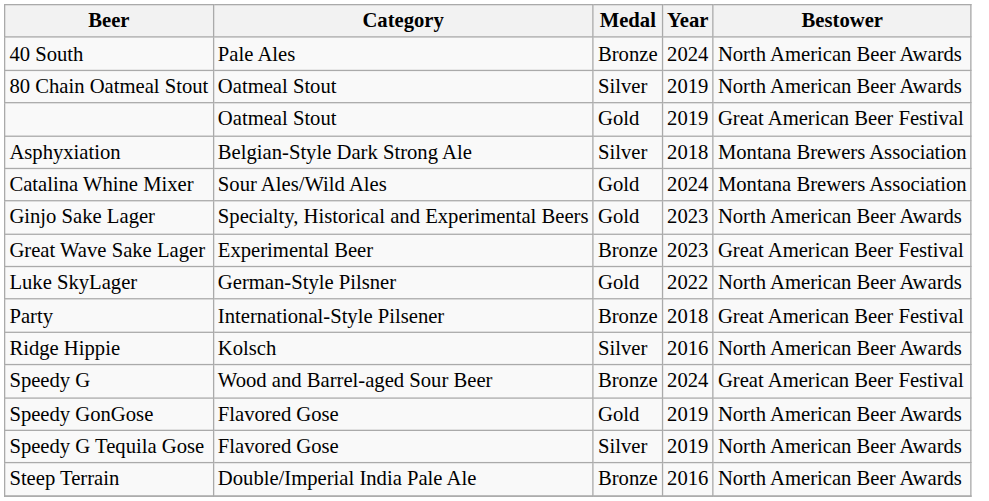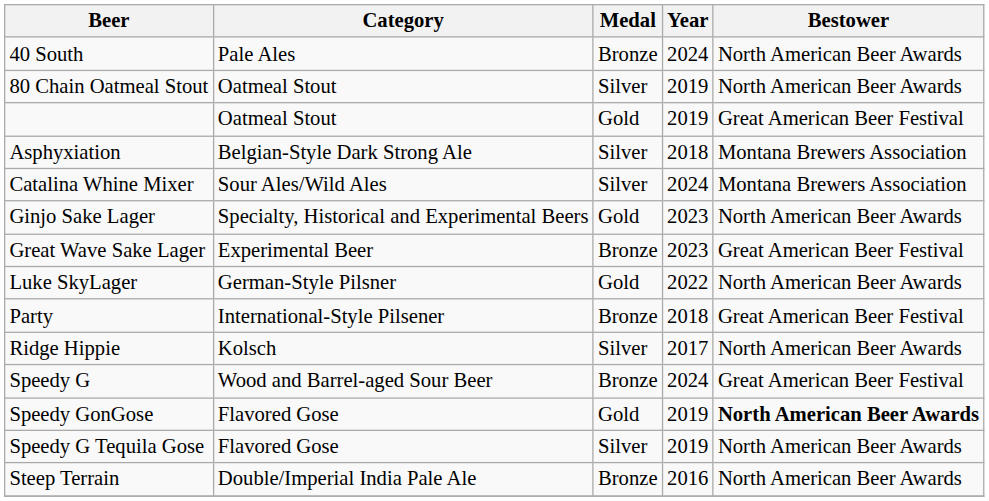(619, 184) Gold -> (623, 184) Silver
(688, 348) 2016 -> (688, 348) 2017
(840, 413) normal -> (848, 413) bold
